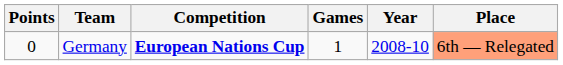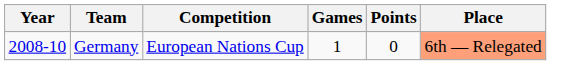columns swapped: (400, 18) <-> (32, 18)
(220, 45) bold -> (225, 45) normal
